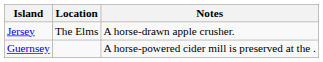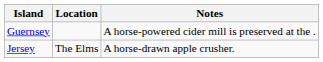rows swapped: (21, 31) <-> (28, 48)
